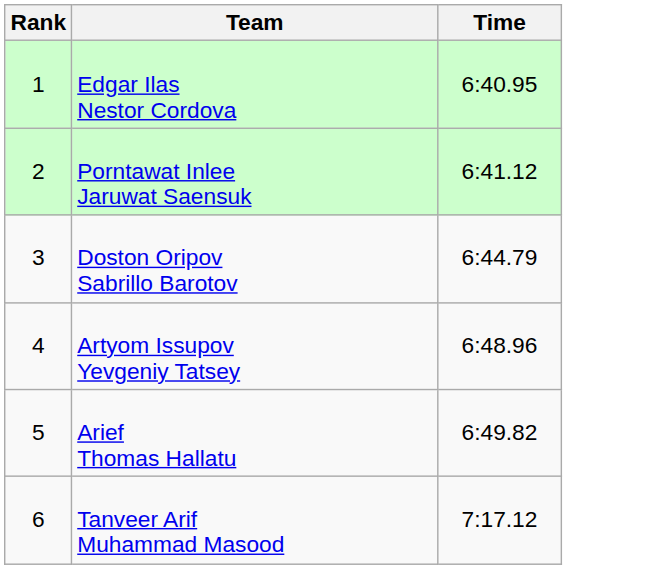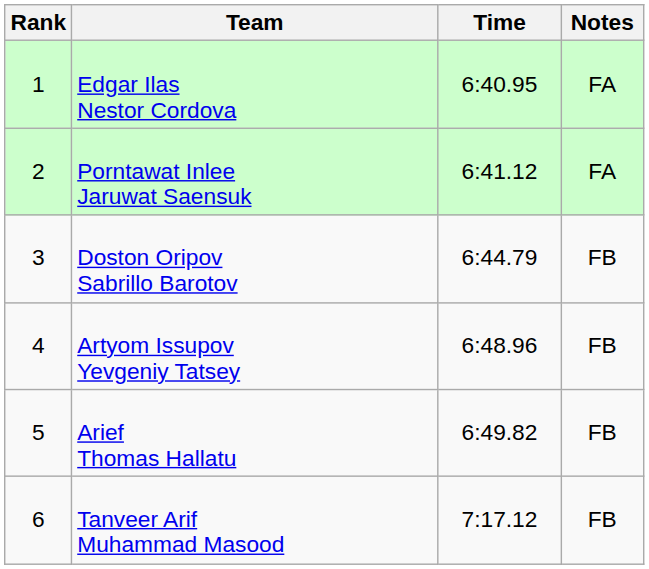+ column: (602, 22)
